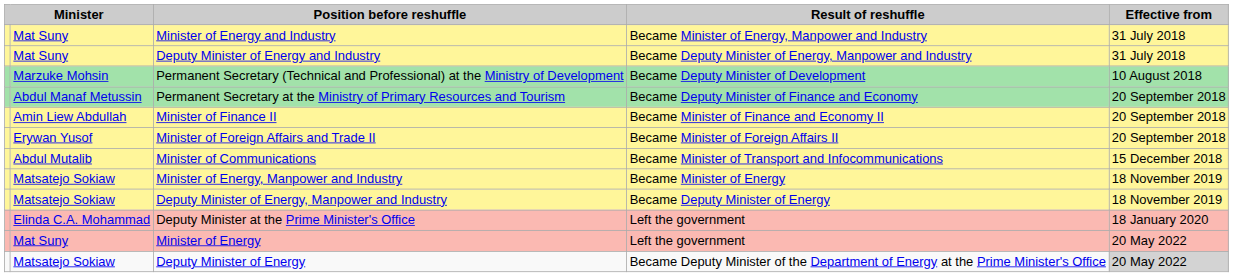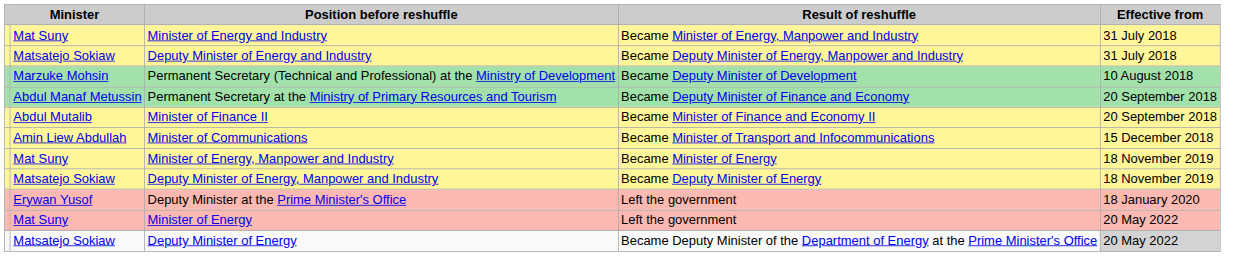(41, 55) Mat Suny -> (64, 55) Matsatejo Sokiaw
(70, 117) Amin Liew Abdullah -> (53, 117) Abdul Mutalib
- row: (266, 138)
(53, 158) Abdul Mutalib -> (70, 138) Amin Liew Abdullah
(64, 179) Matsatejo Sokiaw -> (41, 158) Mat Suny
(82, 220) Elinda C.A. Mohammad -> (53, 199) Erywan Yusof
